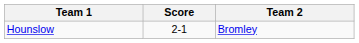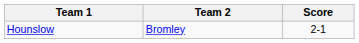columns swapped: (285, 13) <-> (179, 13)
